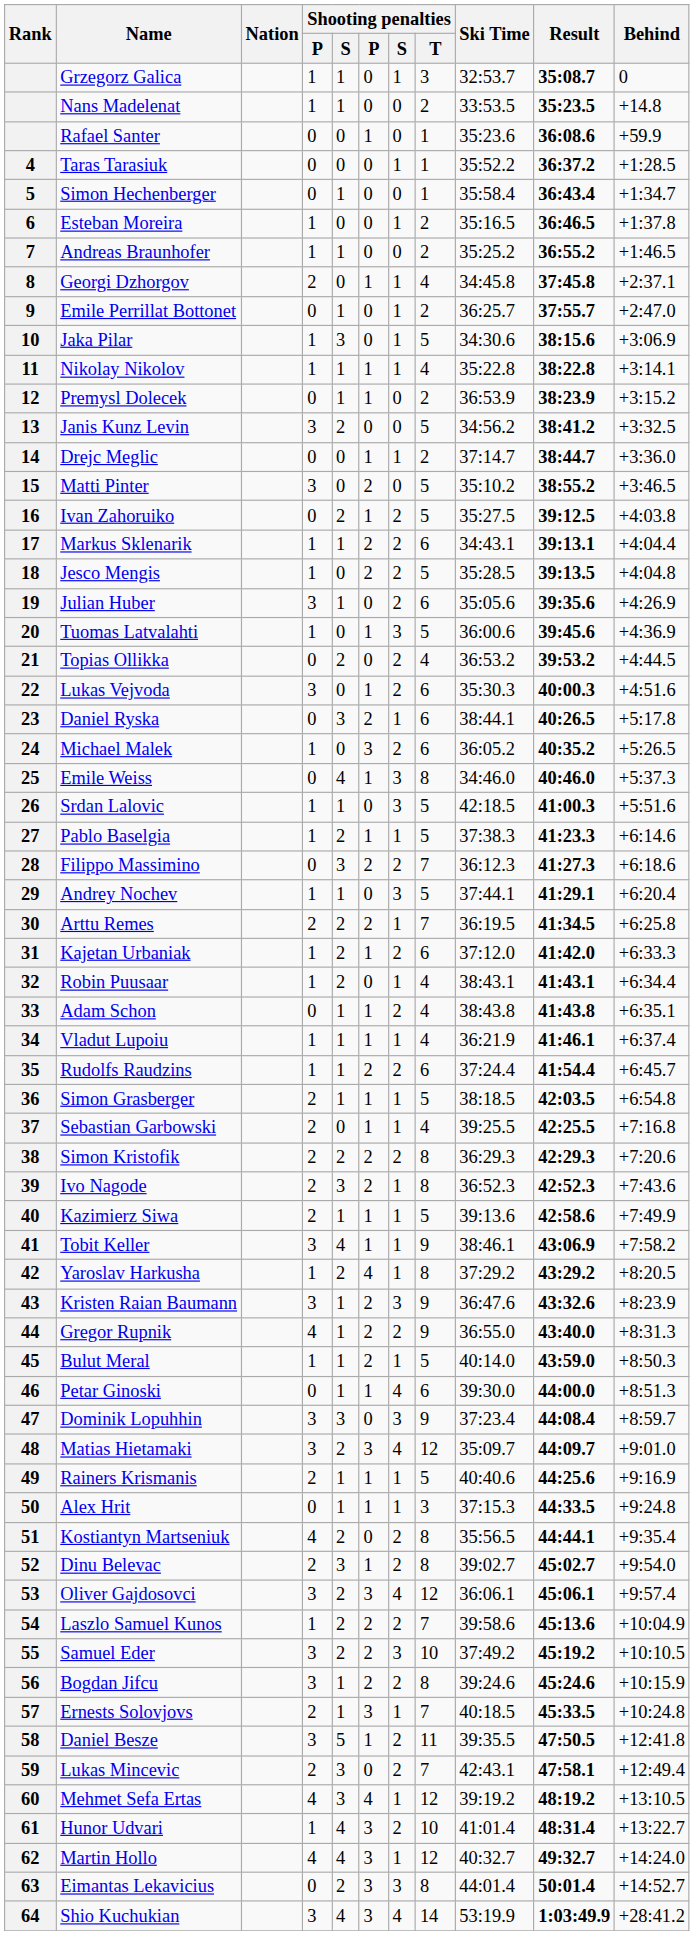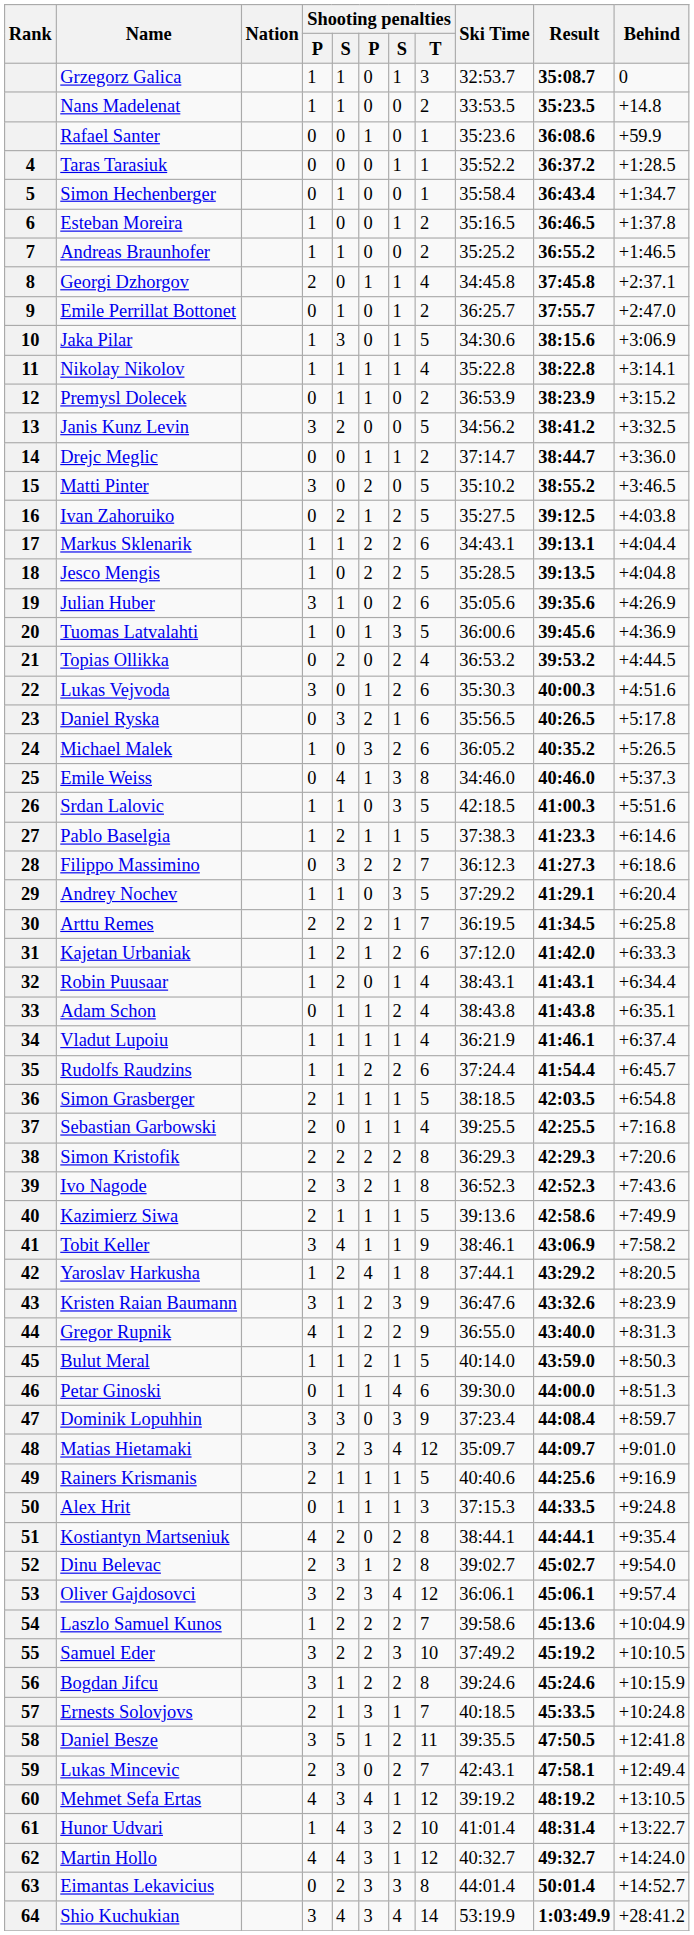(487, 719) 38:44.1 -> (487, 719) 35:56.5
(487, 894) 37:44.1 -> (487, 894) 37:29.2
(487, 1273) 37:29.2 -> (487, 1273) 37:44.1
(487, 1536) 35:56.5 -> (487, 1536) 38:44.1
